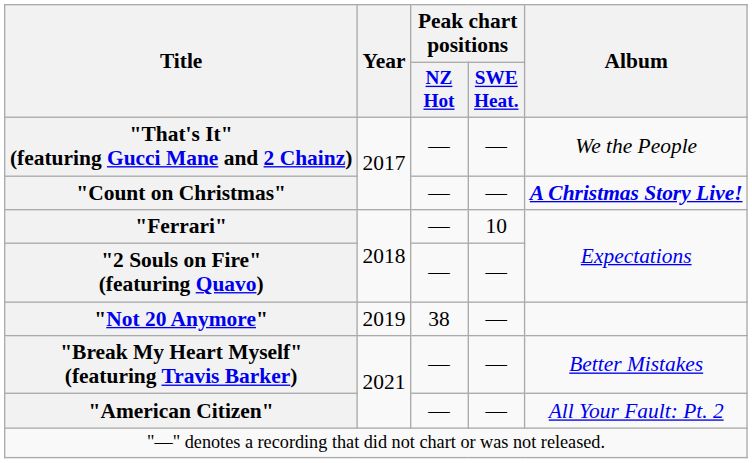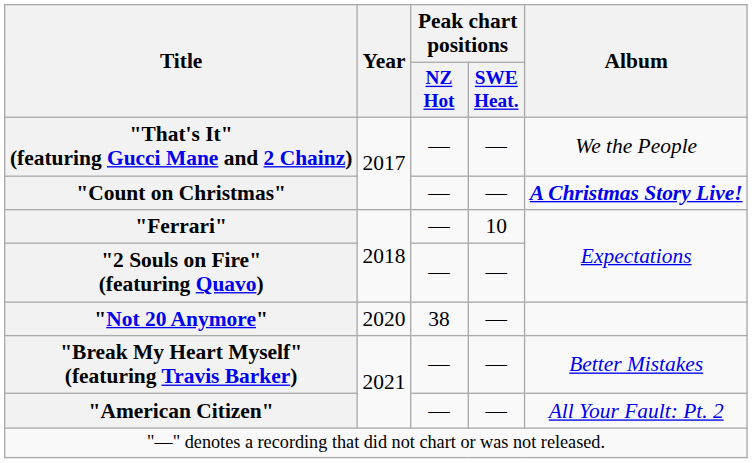(384, 318) 2019 -> (384, 318) 2020
